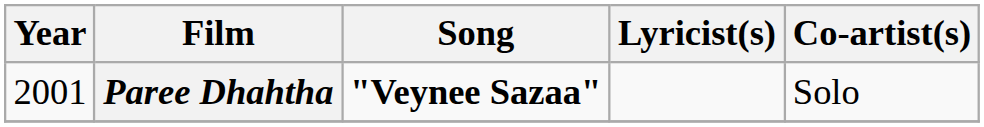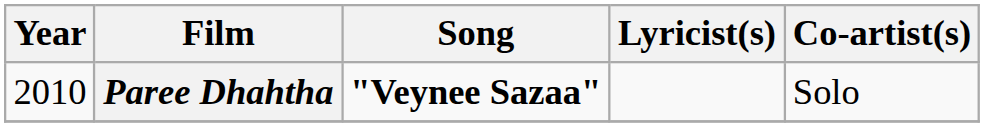(50, 91) 2001 -> (50, 91) 2010
